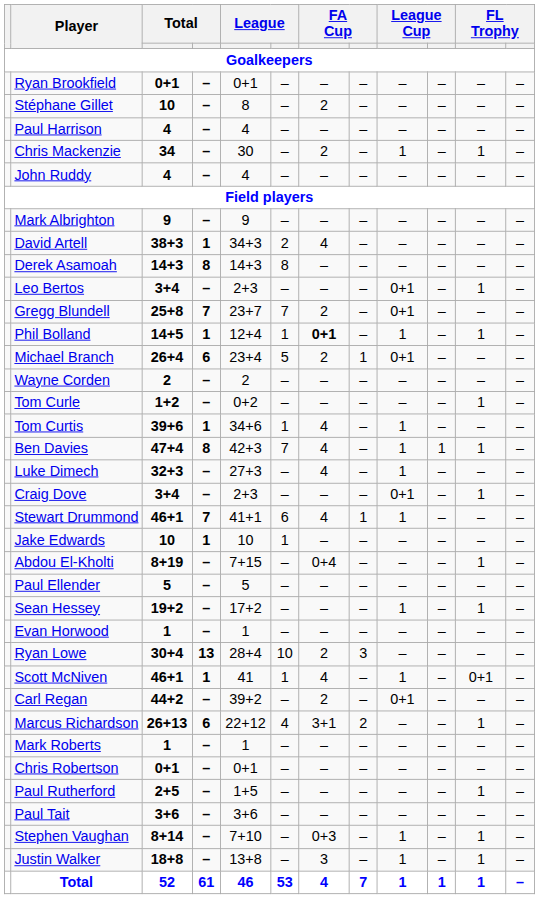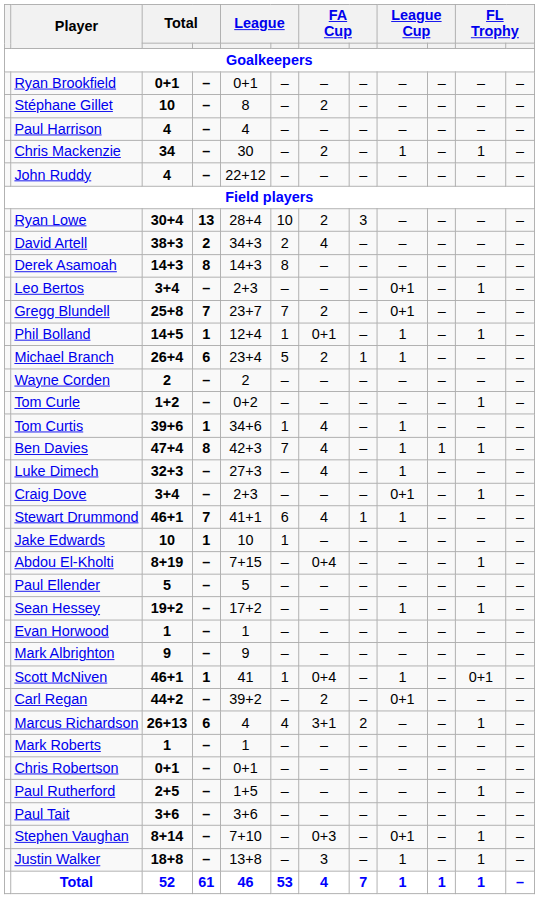(245, 174) 4 -> (245, 174) 22+12
rows swapped: (64, 220) <-> (50, 654)
(206, 243) 1 -> (206, 243) 2
(324, 334) bold -> (324, 334) normal
(402, 357) 0+1 -> (402, 357) 1
(324, 677) 4 -> (324, 677) 0+4
(245, 722) 22+12 -> (245, 722) 4
(402, 836) 1 -> (402, 836) 0+1
